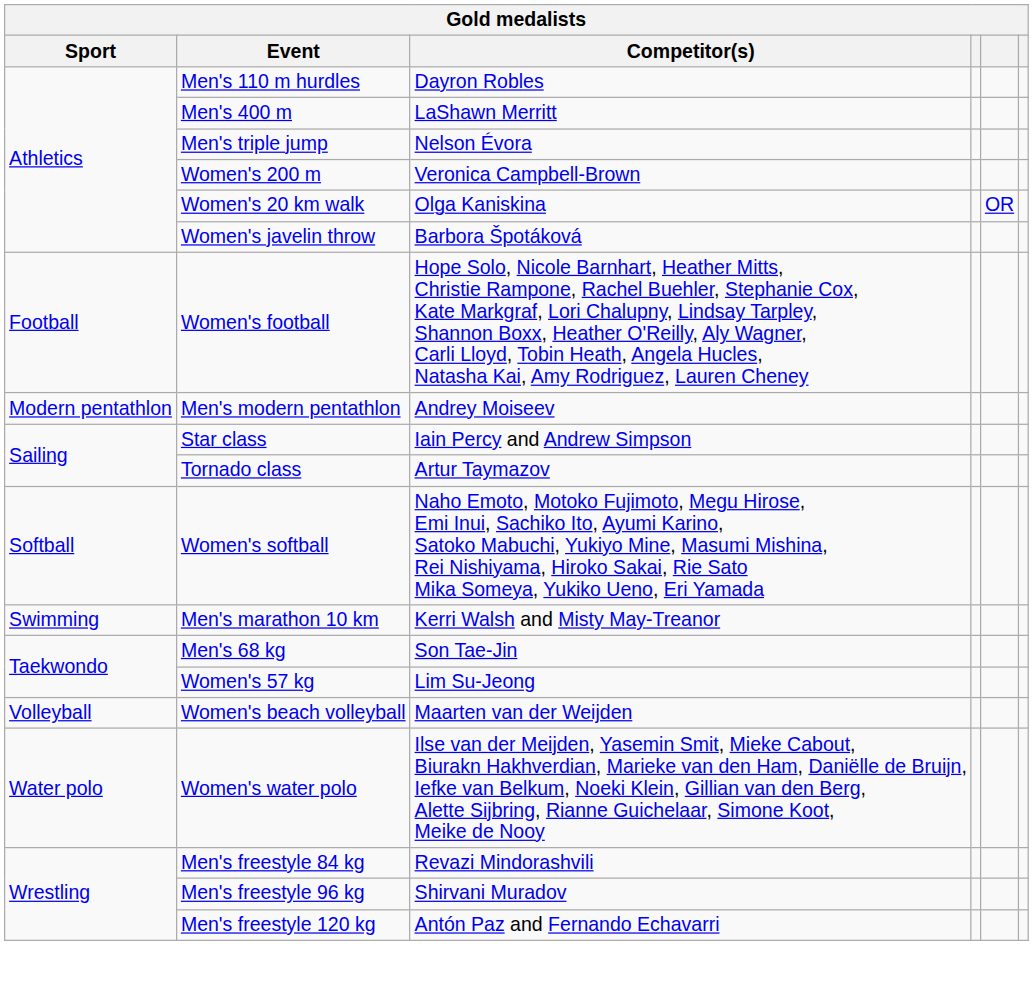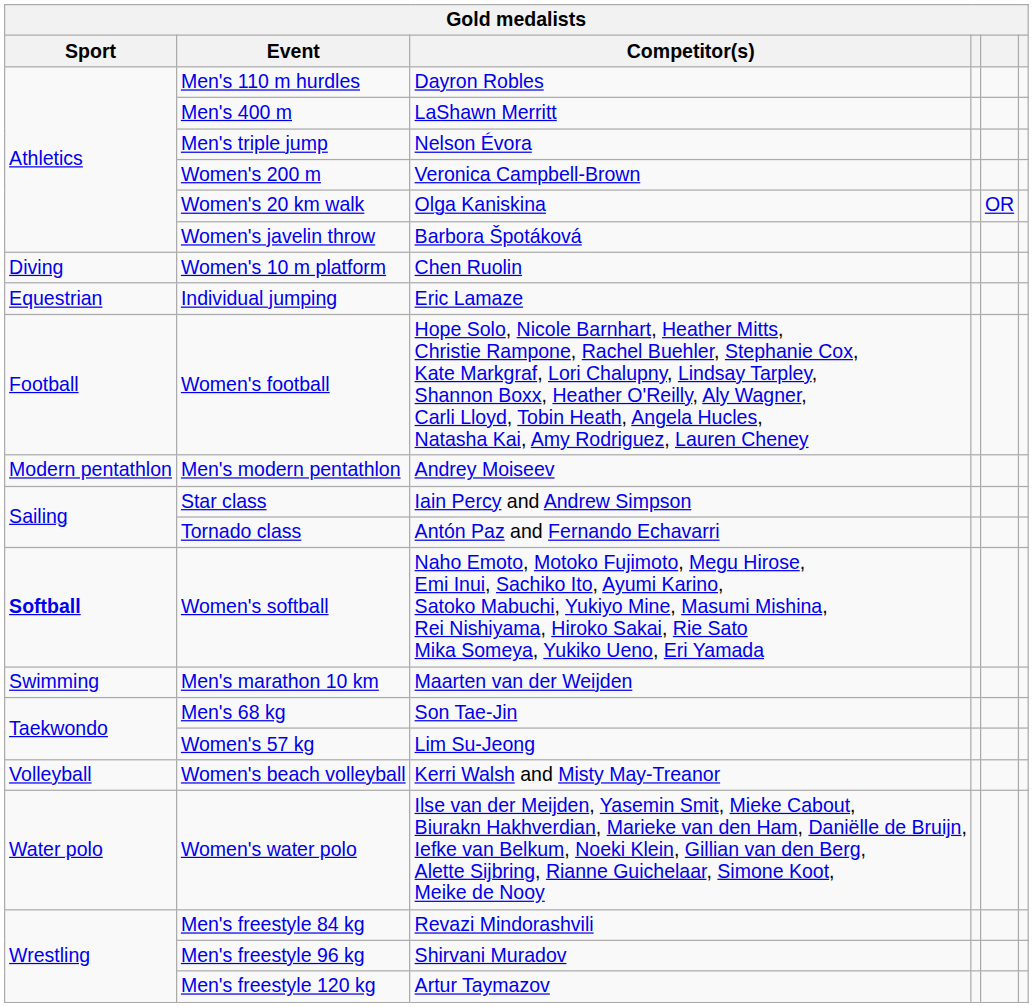+ row: (283, 267)
+ row: (259, 298)
(482, 470) Artur Taymazov -> (567, 532) Antón Paz and Fernando Echavarri
(42, 545) normal -> (45, 607) bold
(567, 620) Kerri Walsh and Misty May-Treanor -> (523, 681) Maarten van der Weijden
(523, 712) Maarten van der Weijden -> (567, 774) Kerri Walsh and Misty May-Treanor
(567, 924) Antón Paz and Fernando Echavarri -> (482, 986) Artur Taymazov
